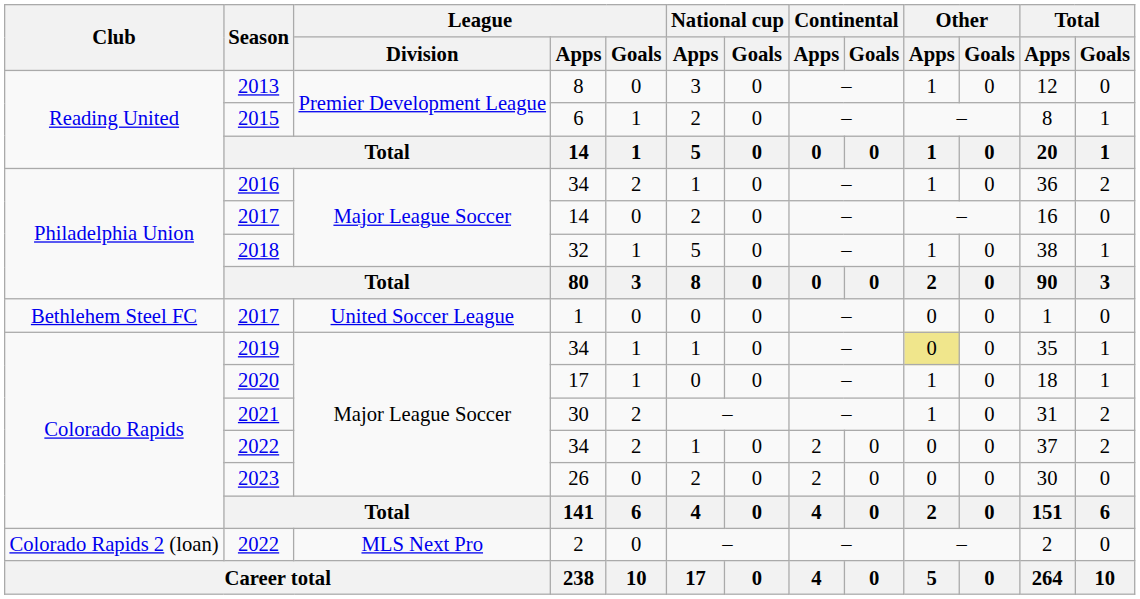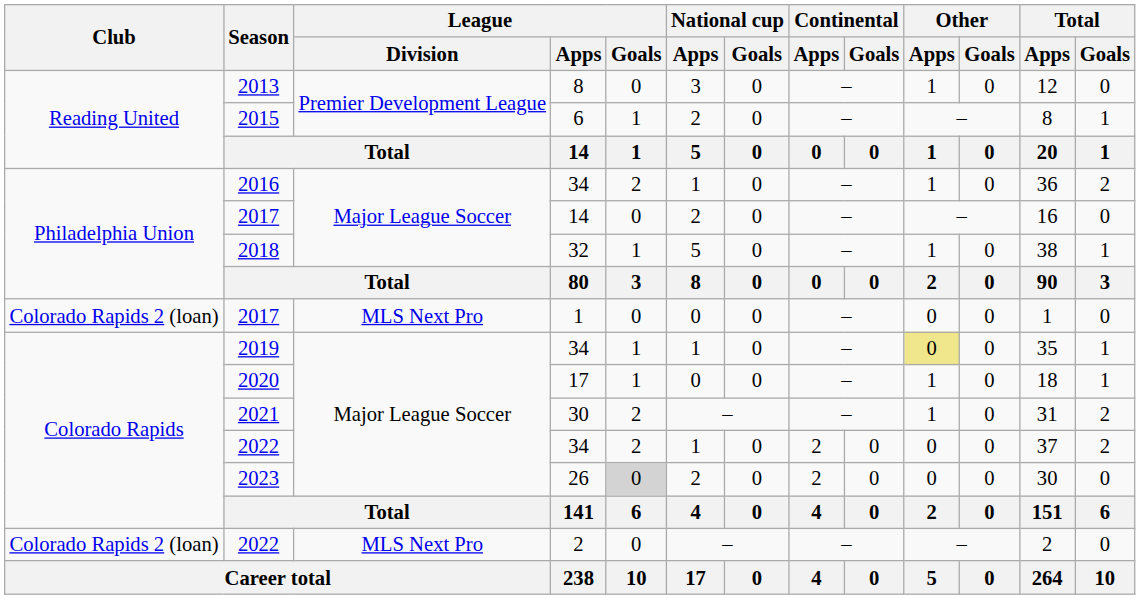(114, 315) Bethlehem Steel FC -> (114, 315) Colorado Rapids 2 (loan)
(422, 315) United Soccer League -> (422, 315) MLS Next Pro
(636, 479) no background -> (636, 479) lightgrey background
